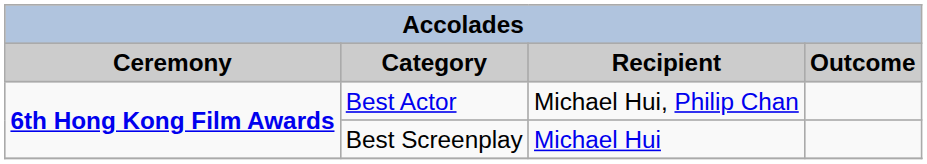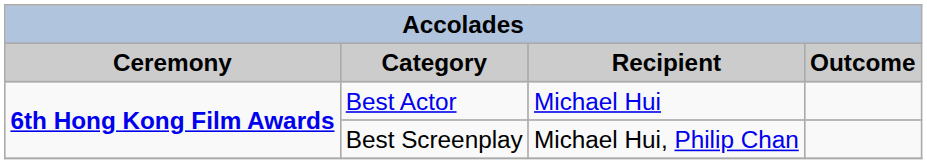(666, 101) Michael Hui, Philip Chan -> (598, 101) Michael Hui
(598, 140) Michael Hui -> (666, 140) Michael Hui, Philip Chan
